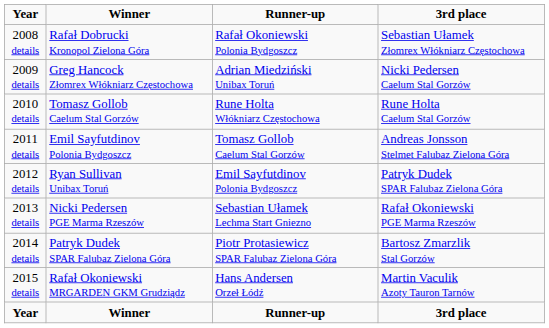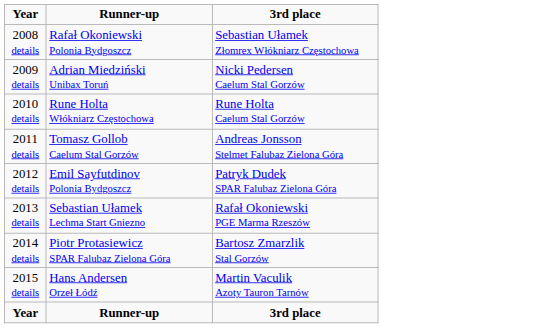- column: (129, 14)
